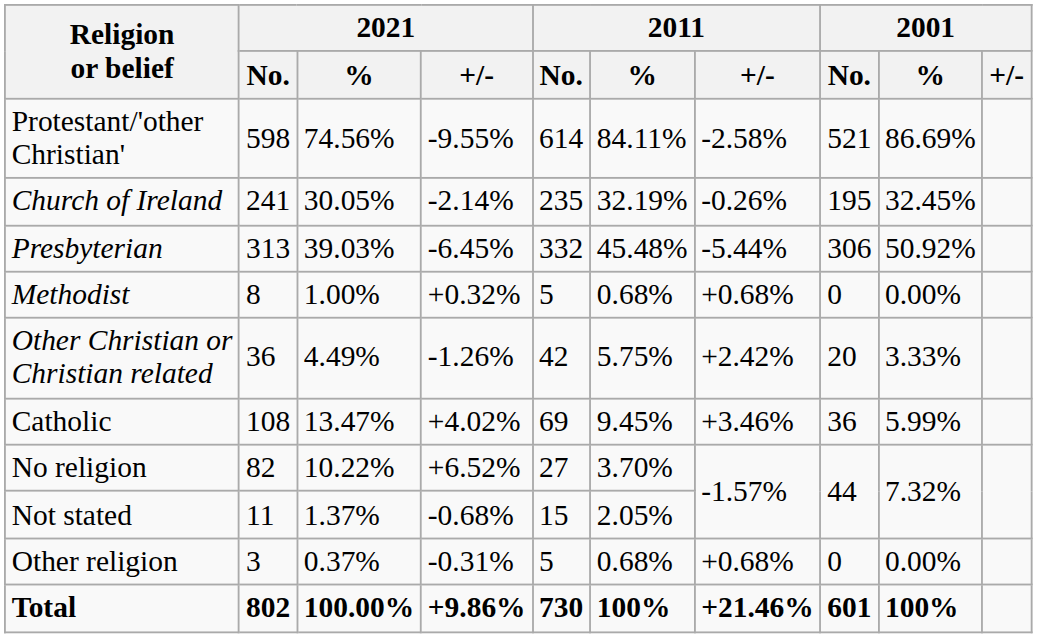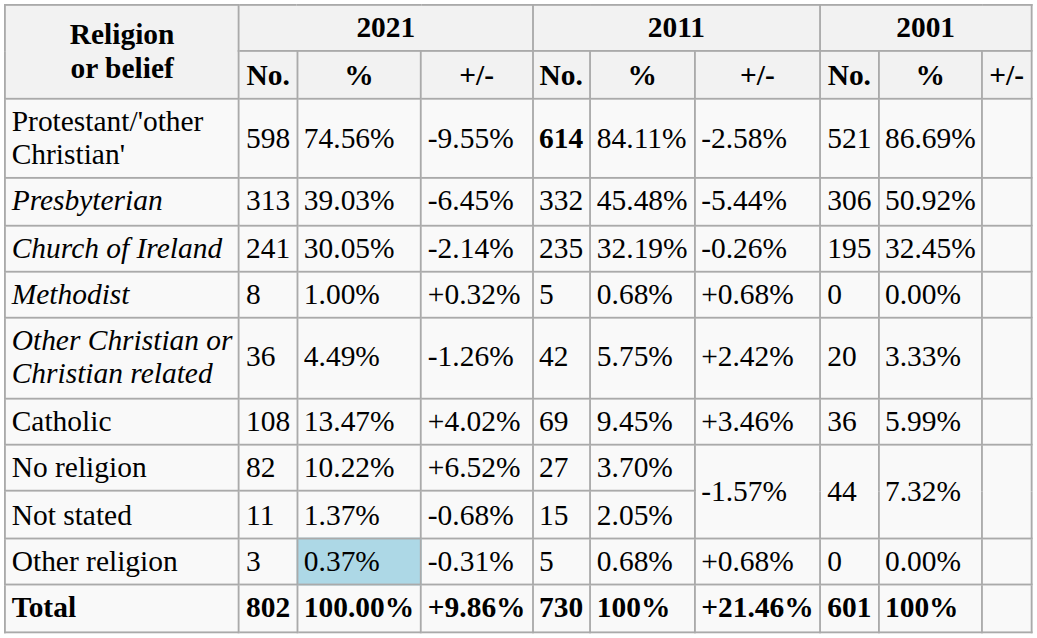(561, 137) normal -> (561, 137) bold
rows swapped: (87, 247) <-> (117, 201)
(342, 560) no background -> (342, 560) lightblue background
